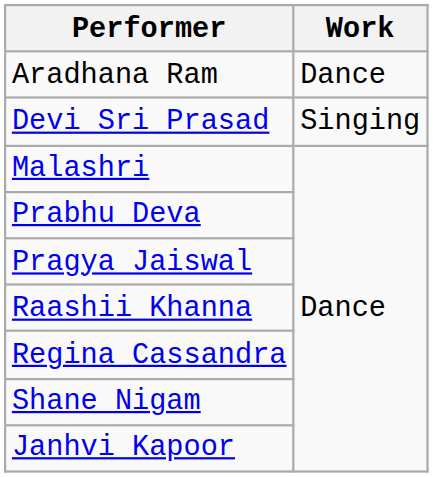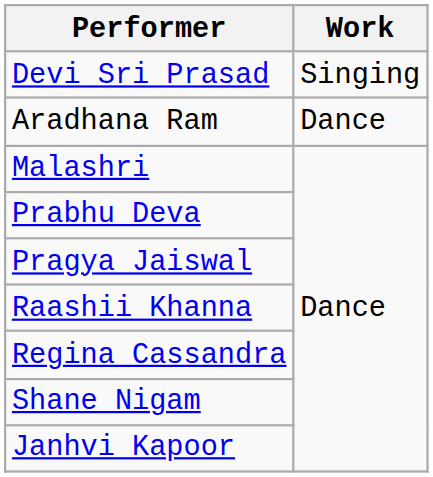rows swapped: (115, 75) <-> (141, 122)
